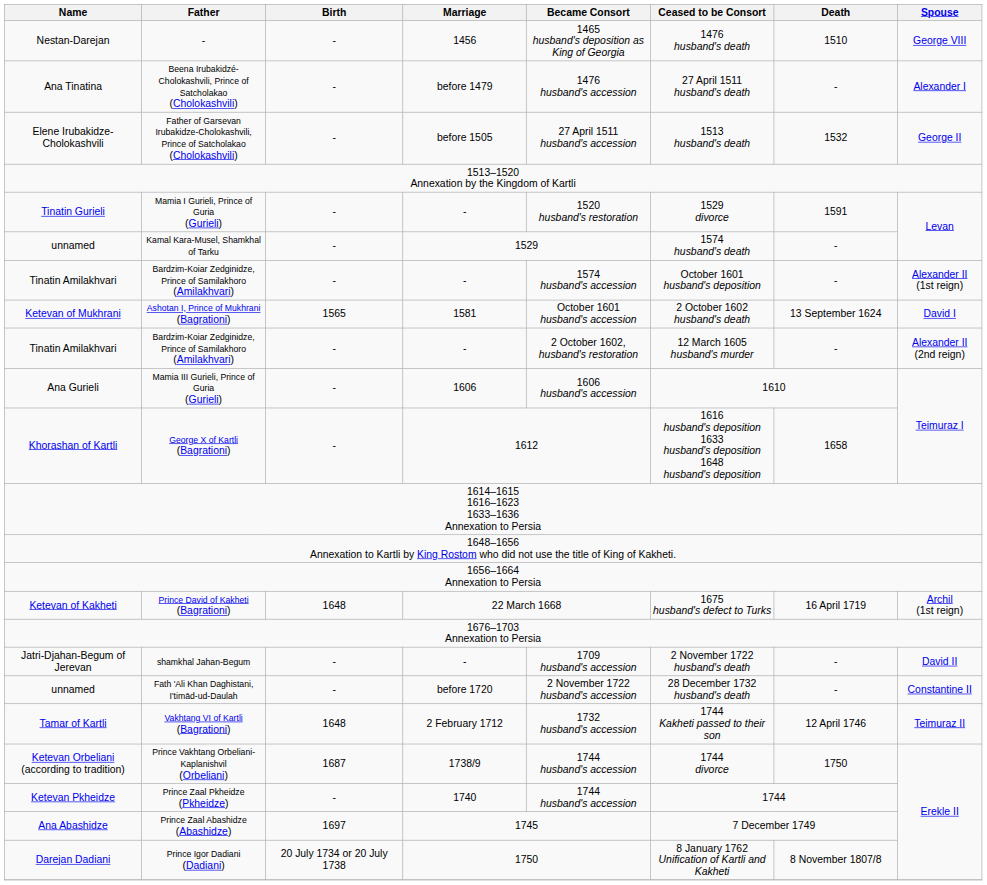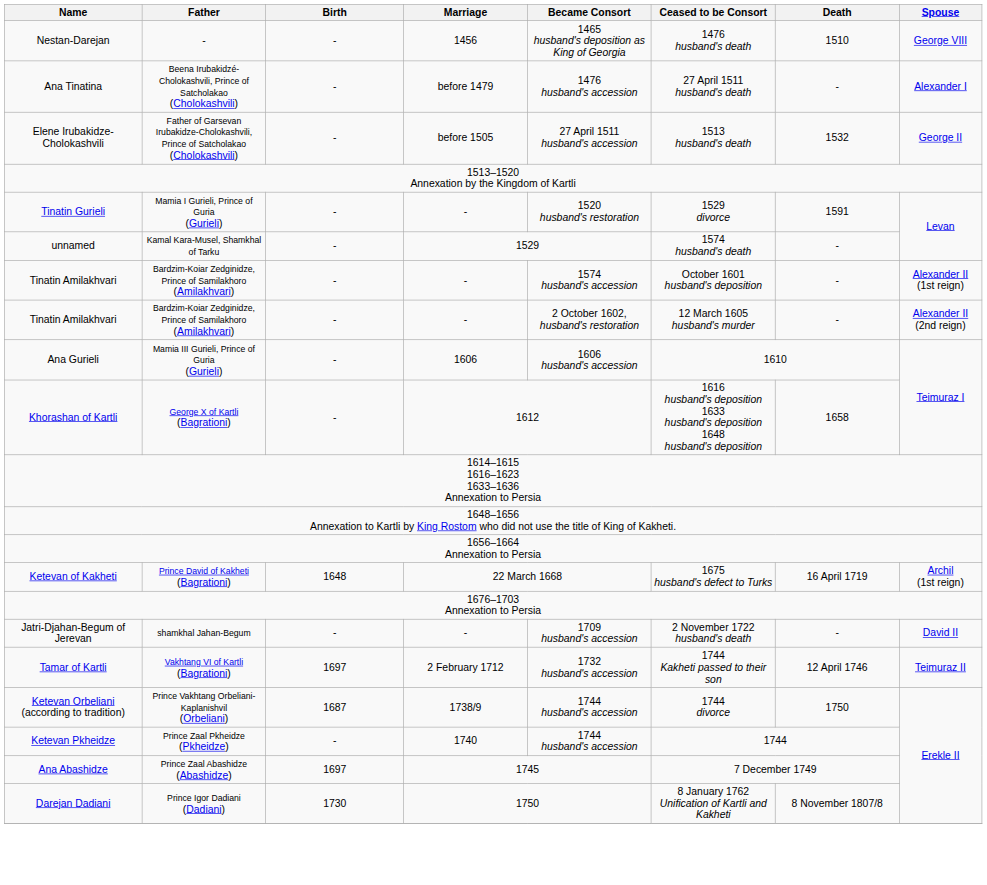- row: (73, 314)
- row: (73, 689)
(334, 723) 1648 -> (335, 667) 1697
(334, 860) 20 July 1734 or 20 July 1738 -> (335, 803) 1730
